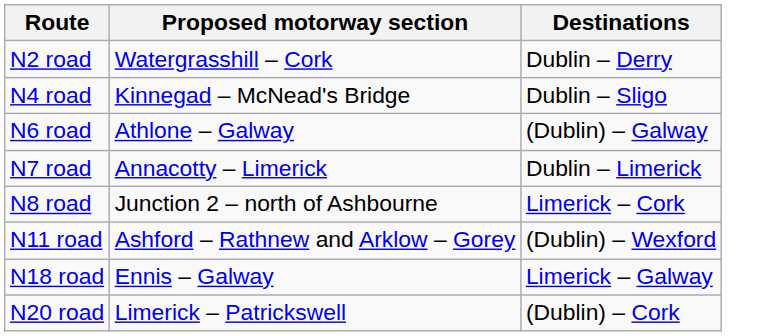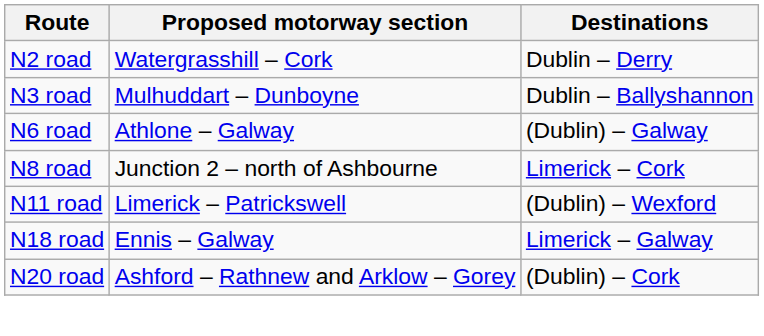+ row: (51, 95)
- row: (51, 95)
- row: (51, 167)
(315, 240) Ashford – Rathnew and Arklow – Gorey -> (230, 204) Limerick – Patrickswell
(230, 312) Limerick – Patrickswell -> (315, 276) Ashford – Rathnew and Arklow – Gorey
